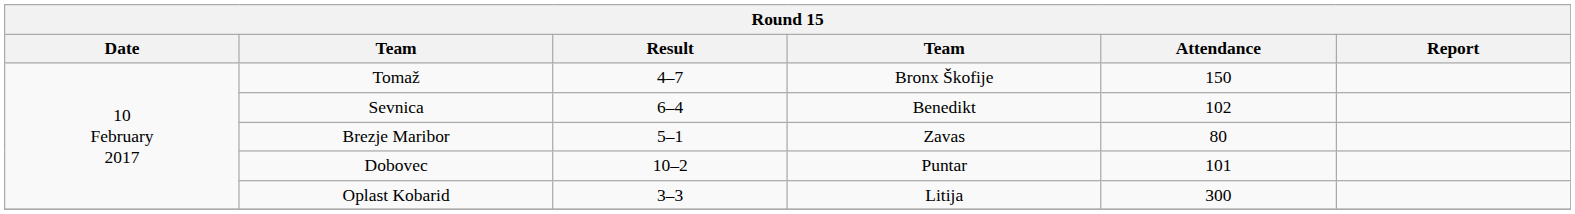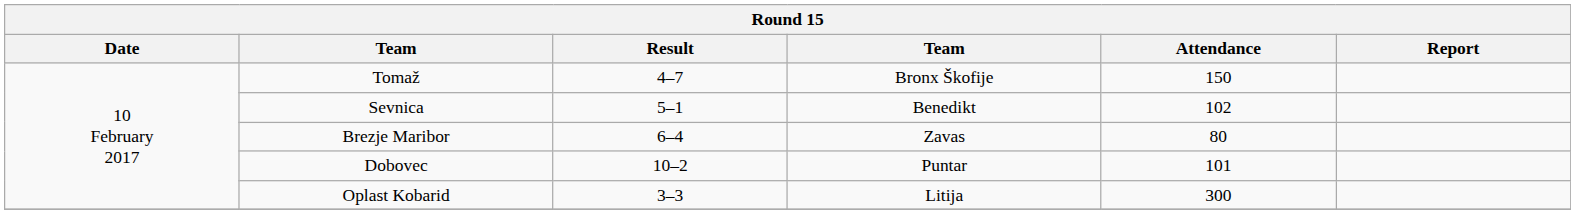(670, 107) 6–4 -> (670, 107) 5–1
(670, 136) 5–1 -> (670, 136) 6–4
